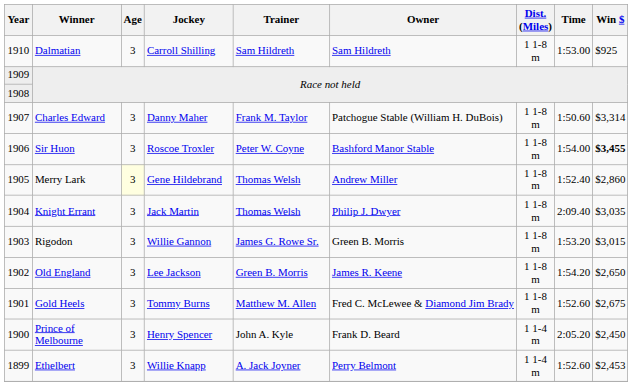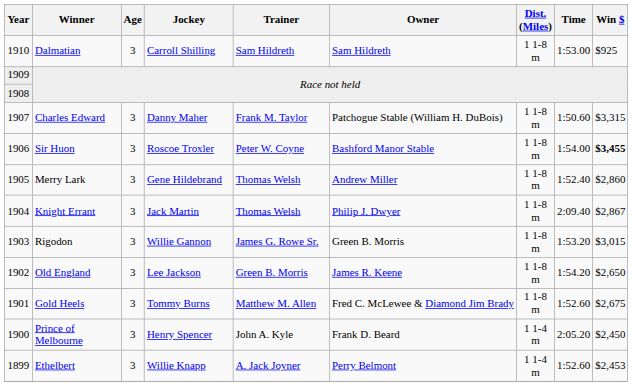(610, 118) $3,314 -> (610, 118) $3,315
(133, 180) lightyellow background -> (133, 180) no background
(610, 211) $3,035 -> (610, 211) $2,867
